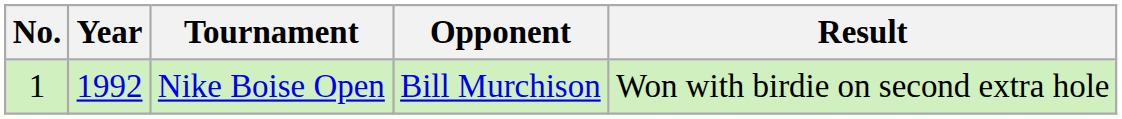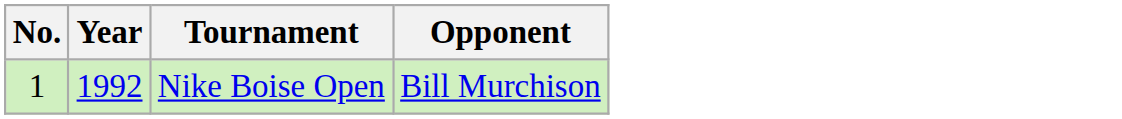- column: (863, 31)
